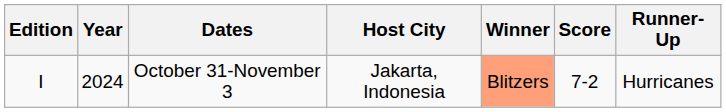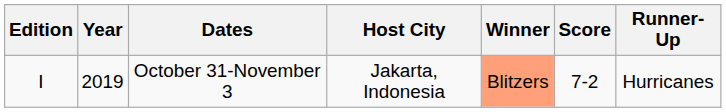(103, 81) 2024 -> (103, 81) 2019
